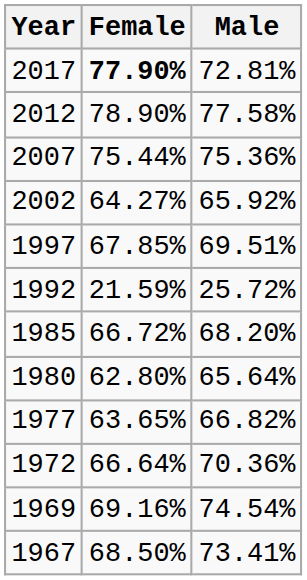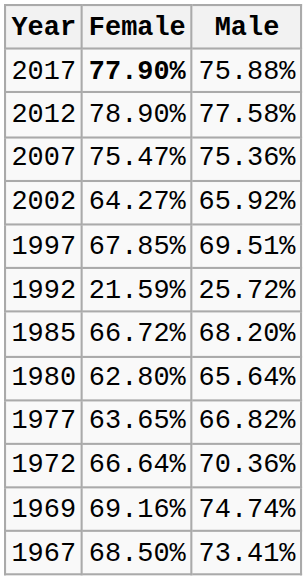(247, 71) 72.81% -> (247, 71) 75.88%
(137, 159) 75.44% -> (137, 159) 75.47%
(247, 509) 74.54% -> (247, 509) 74.74%
